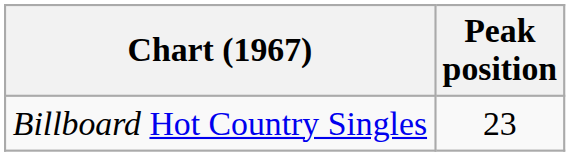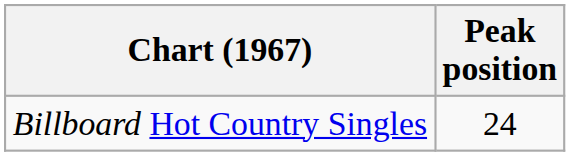(500, 122) 23 -> (500, 122) 24
